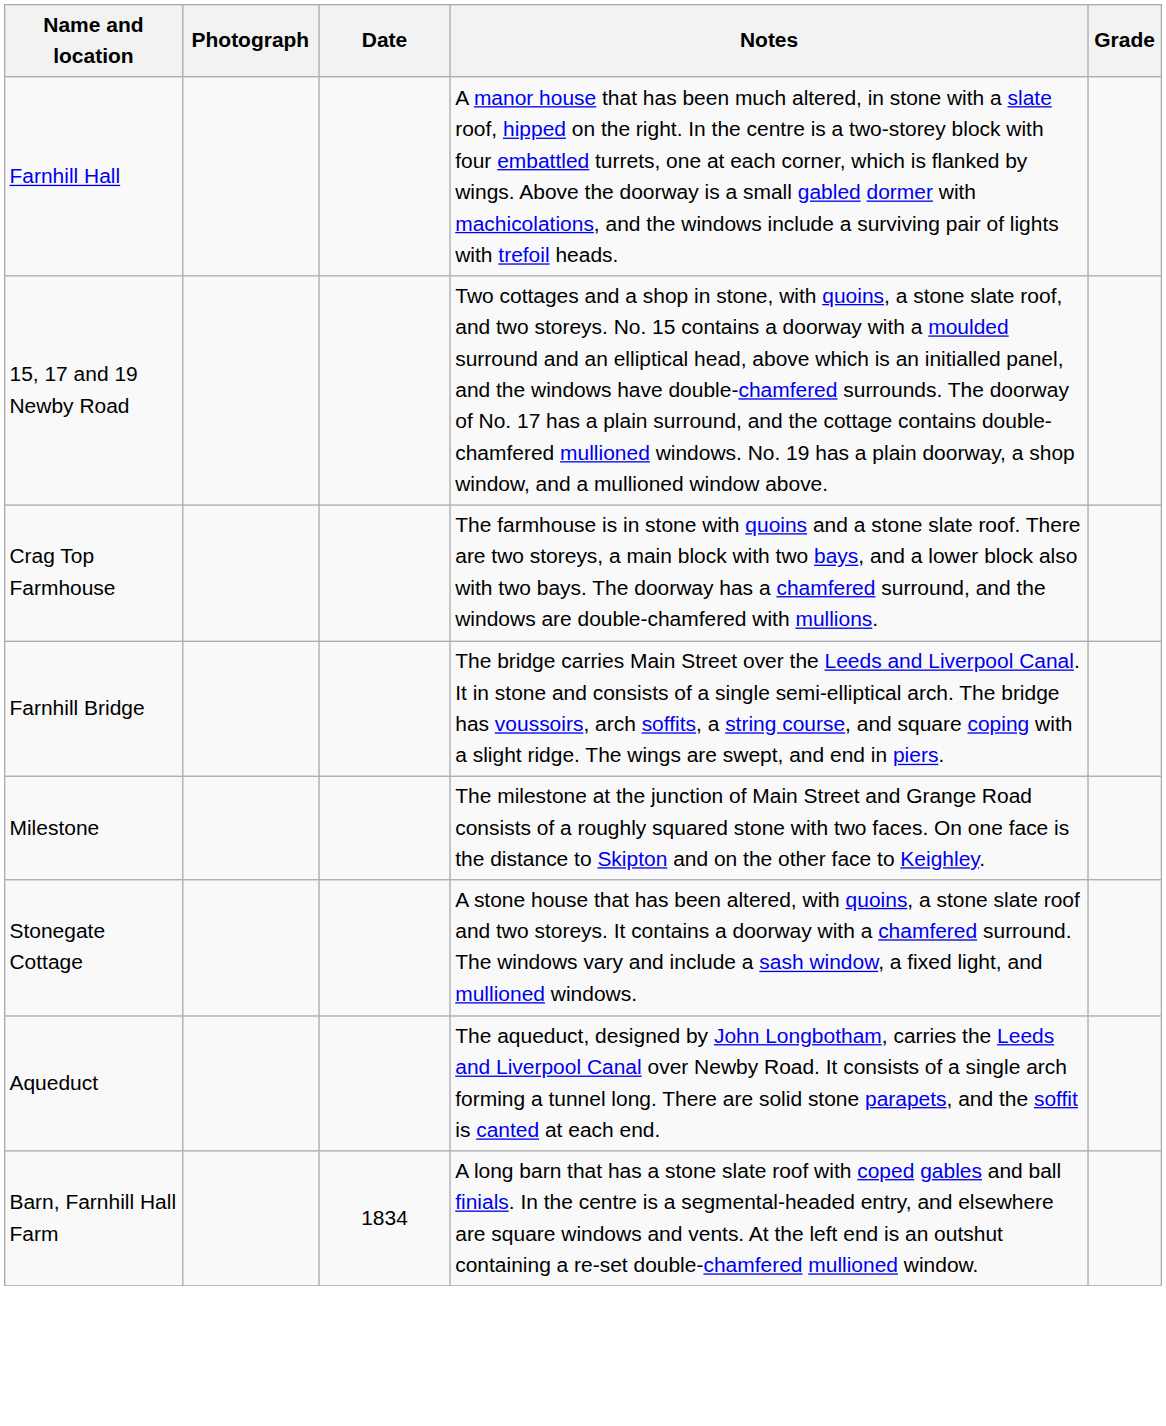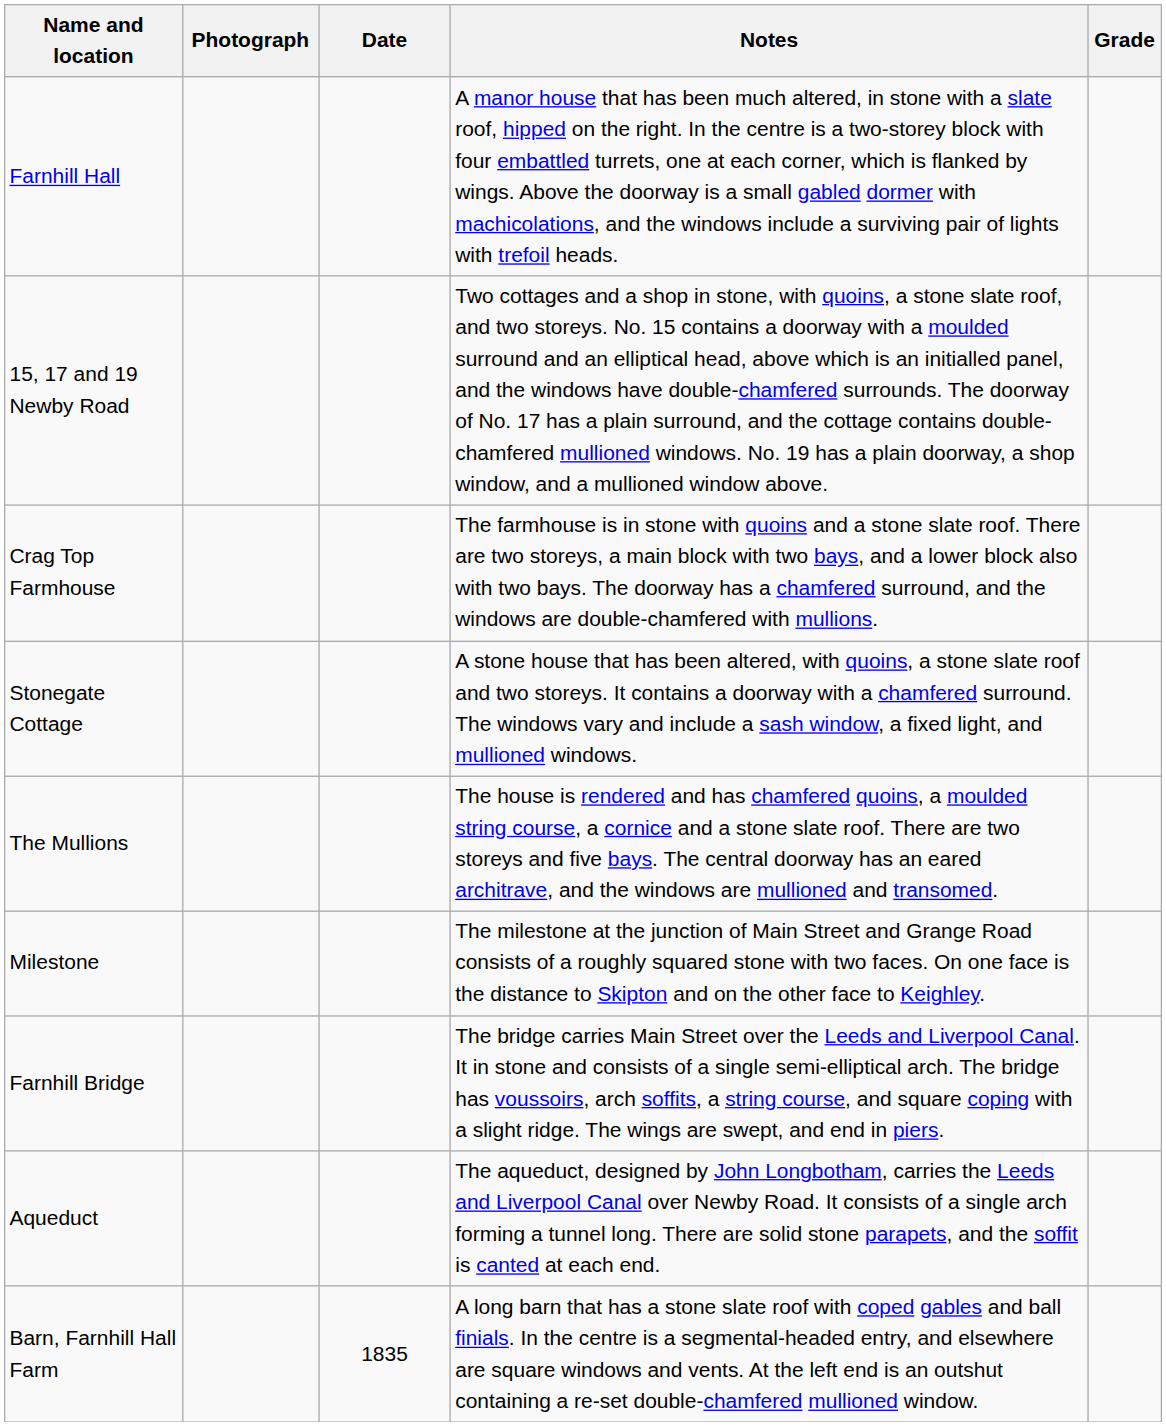rows swapped: (57, 947) <-> (77, 708)
+ row: (69, 843)
(384, 1218) 1834 -> (384, 1353) 1835
